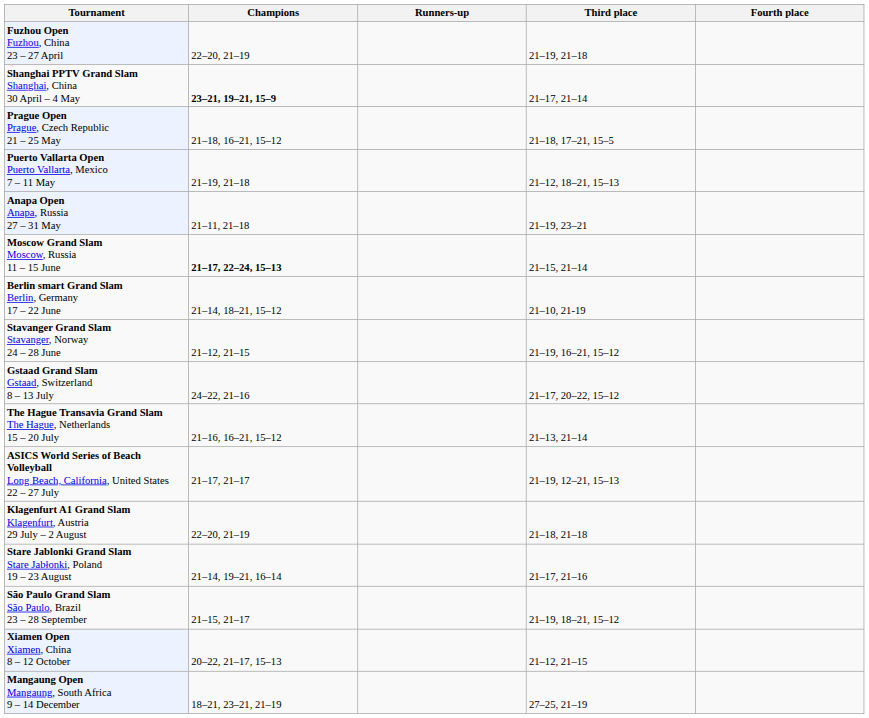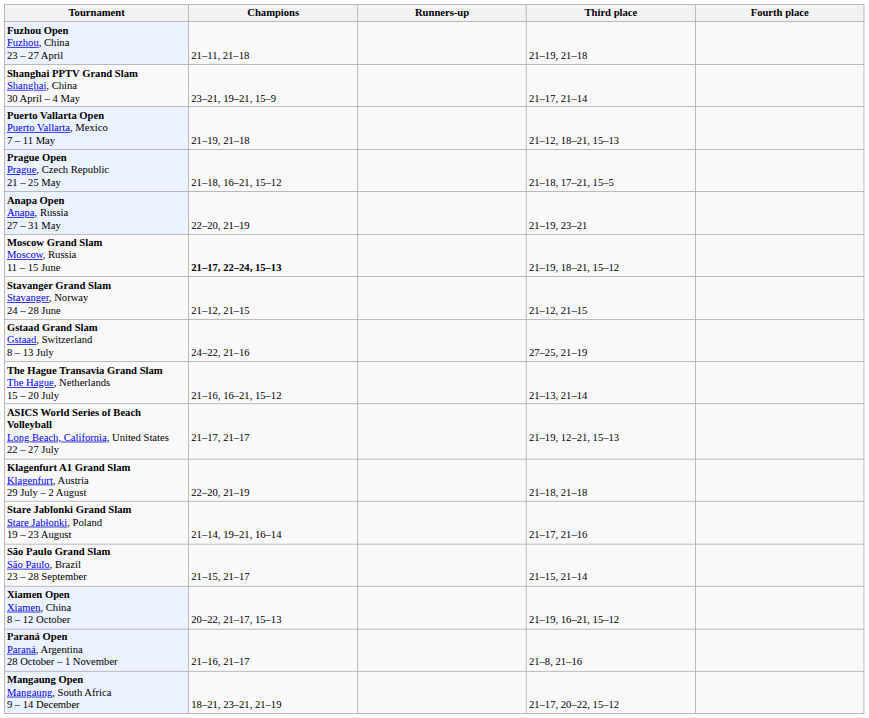(220, 55) 22–20, 21–19 -> (220, 55) 21–11, 21–18
(234, 97) bold -> (234, 97) normal
rows swapped: (57, 170) <-> (58, 127)
(220, 225) 21–11, 21–18 -> (220, 225) 22–20, 21–19
(558, 267) 21–15, 21–14 -> (574, 267) 21–19, 18–21, 15–12
- row: (65, 297)
(574, 352) 21–19, 16–21, 15–12 -> (558, 310) 21–12, 21–15
(574, 394) 21–17, 20–22, 15–12 -> (558, 352) 27–25, 21–19
(574, 619) 21–19, 18–21, 15–12 -> (558, 577) 21–15, 21–14
(558, 662) 21–12, 21–15 -> (574, 619) 21–19, 16–21, 15–12
+ row: (62, 649)
(558, 704) 27–25, 21–19 -> (574, 704) 21–17, 20–22, 15–12
